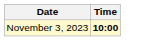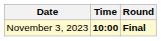+ column: (138, 12)
